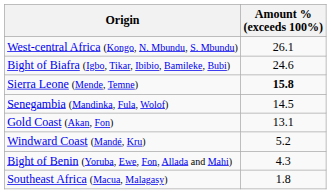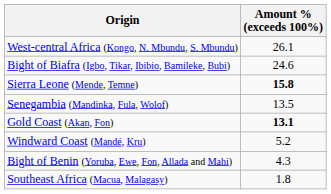(283, 103) 14.5 -> (283, 103) 13.5
(283, 122) normal -> (283, 122) bold
